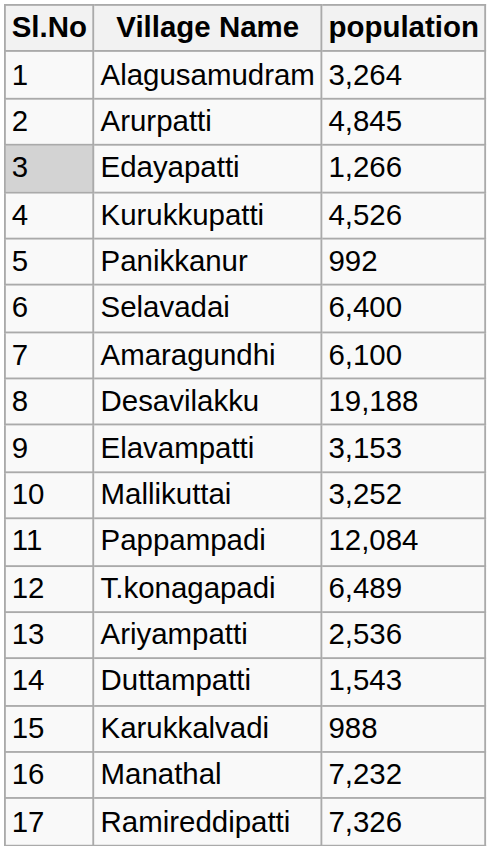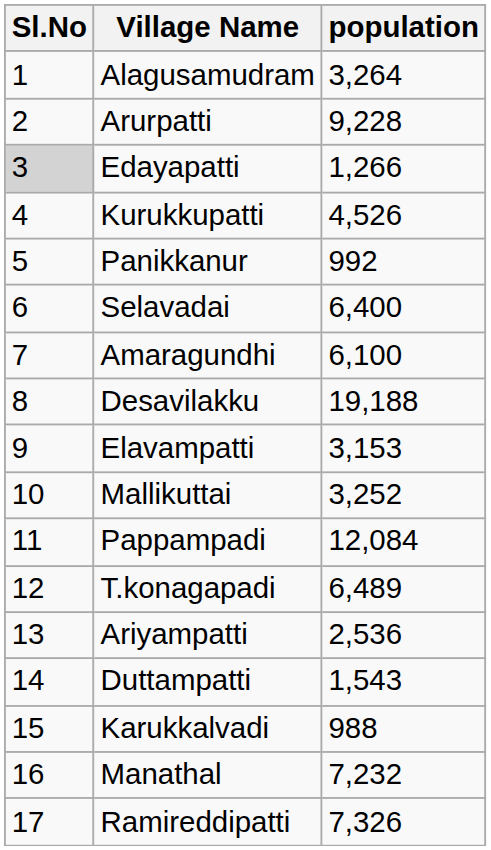(365, 121) 4,845 -> (365, 121) 9,228
